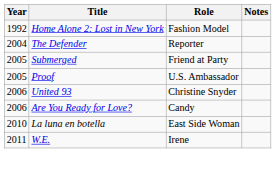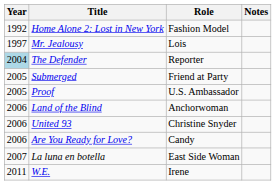+ row: (57, 44)
(17, 44) no background -> (17, 60) lightblue background
+ row: (67, 108)
(17, 124) 2010 -> (17, 156) 2007
